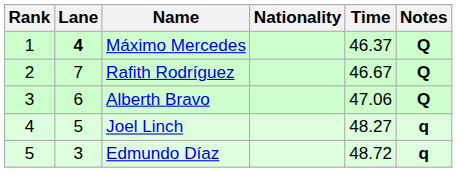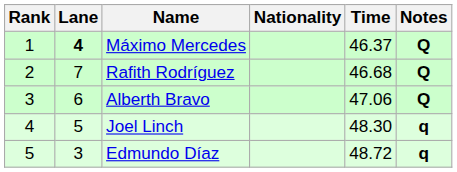(371, 72) 46.67 -> (371, 72) 46.68
(371, 126) 48.27 -> (371, 126) 48.30
